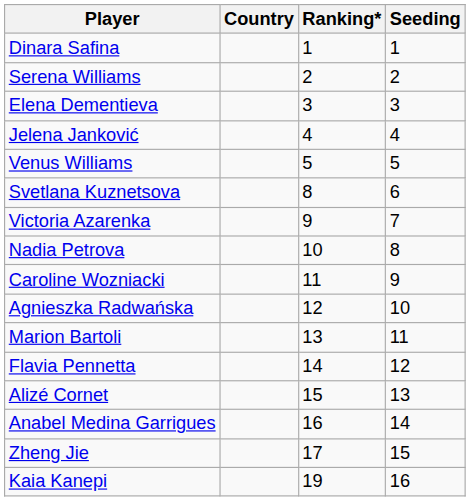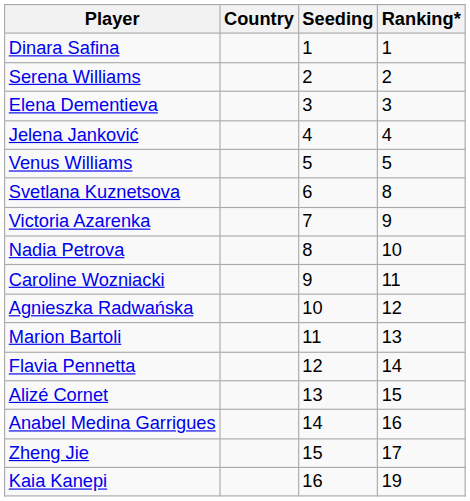columns swapped: (342, 18) <-> (425, 18)
